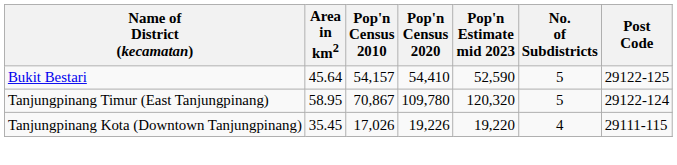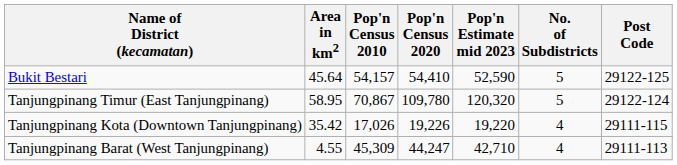(325, 124) 35.45 -> (325, 124) 35.42
+ row: (138, 148)
